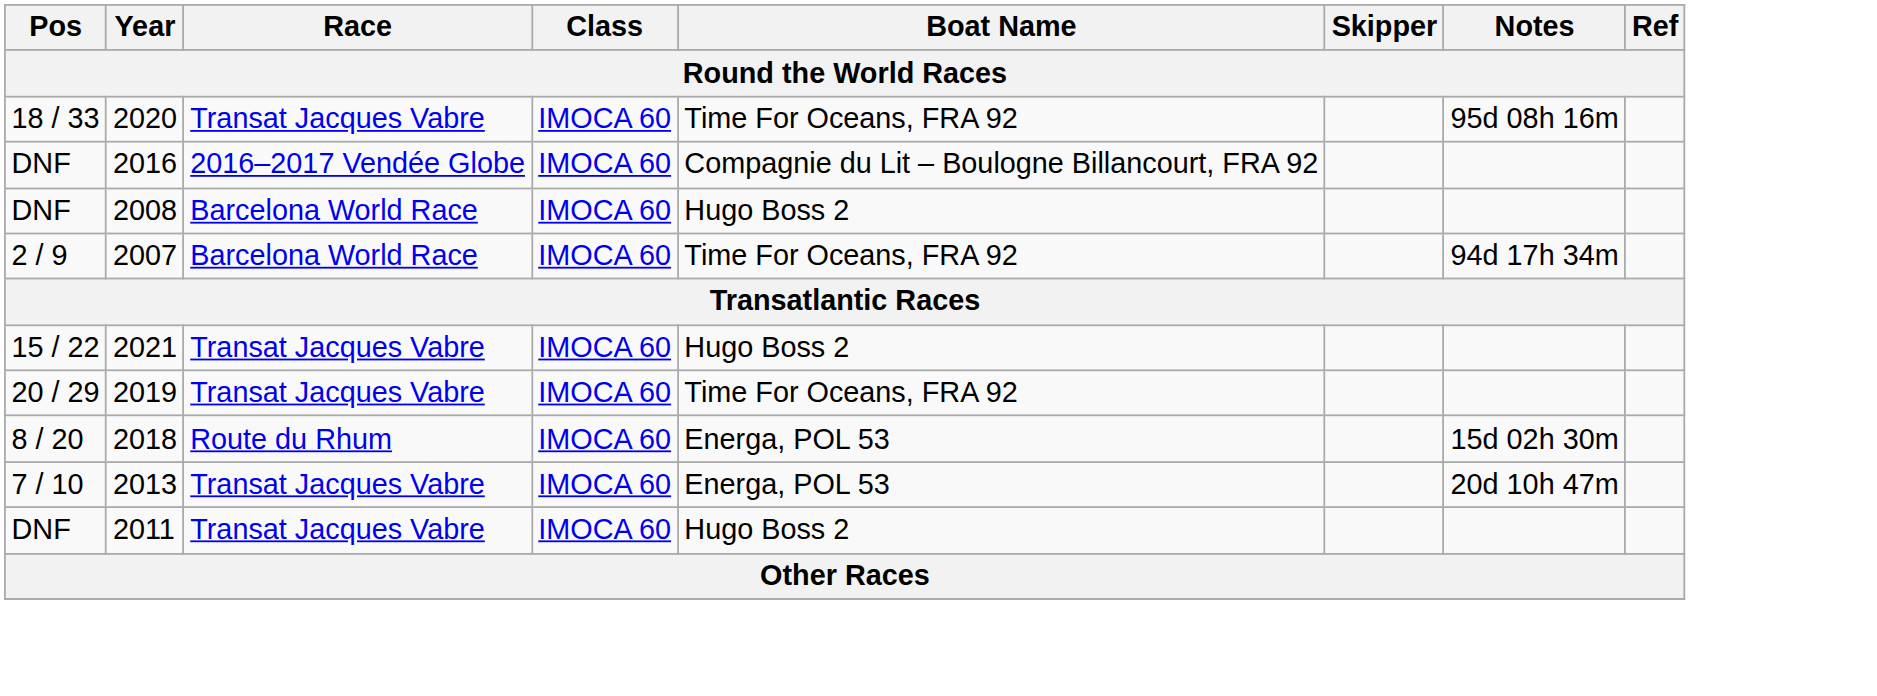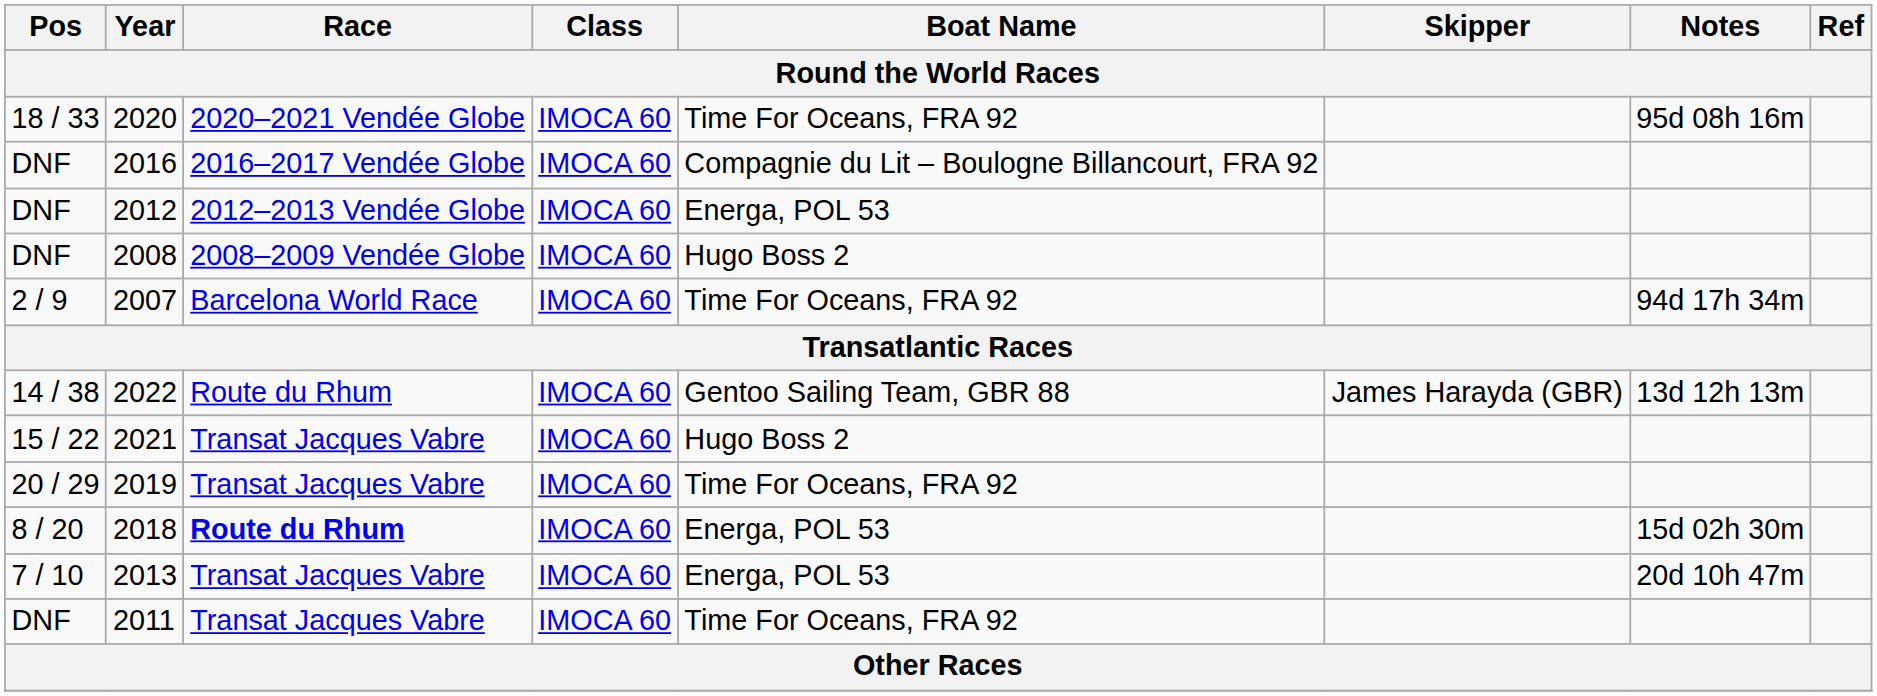(338, 118) Transat Jacques Vabre -> (358, 118) 2020–2021 Vendée Globe
+ row: (145, 210)
(334, 210) Barcelona World Race -> (358, 255) 2008–2009 Vendée Globe
+ row: (145, 392)
(291, 438) normal -> (297, 529) bold
(767, 529) Hugo Boss 2 -> (851, 621) Time For Oceans, FRA 92
